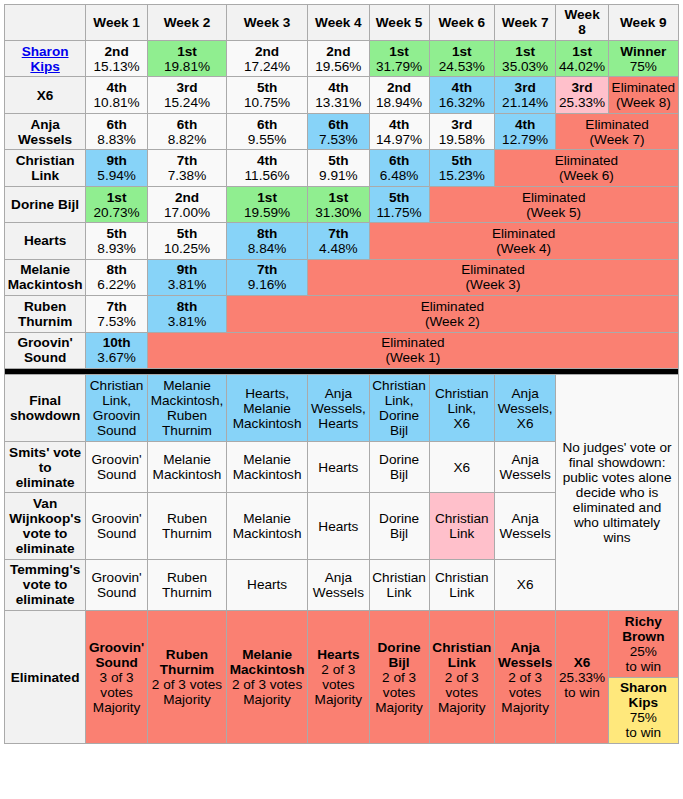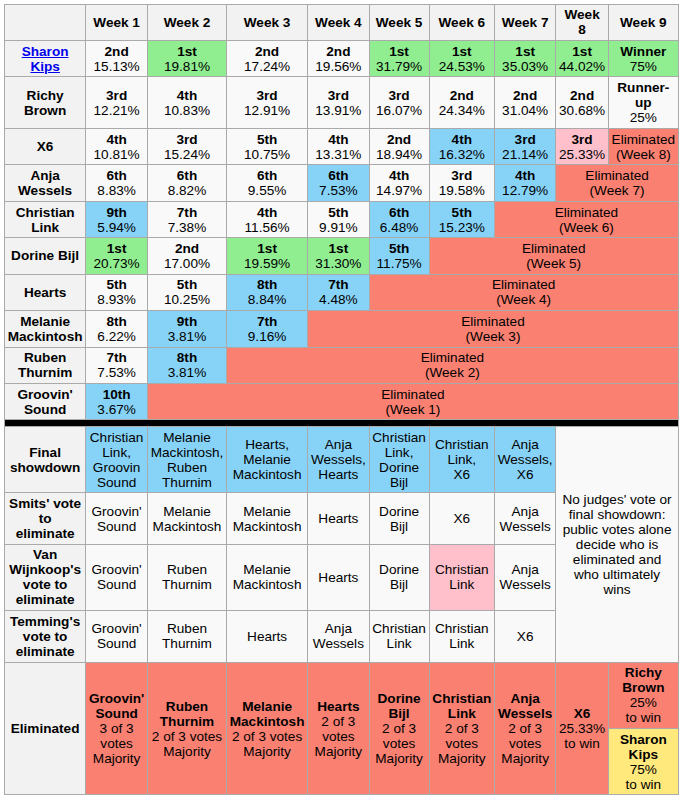+ row: (45, 103)
